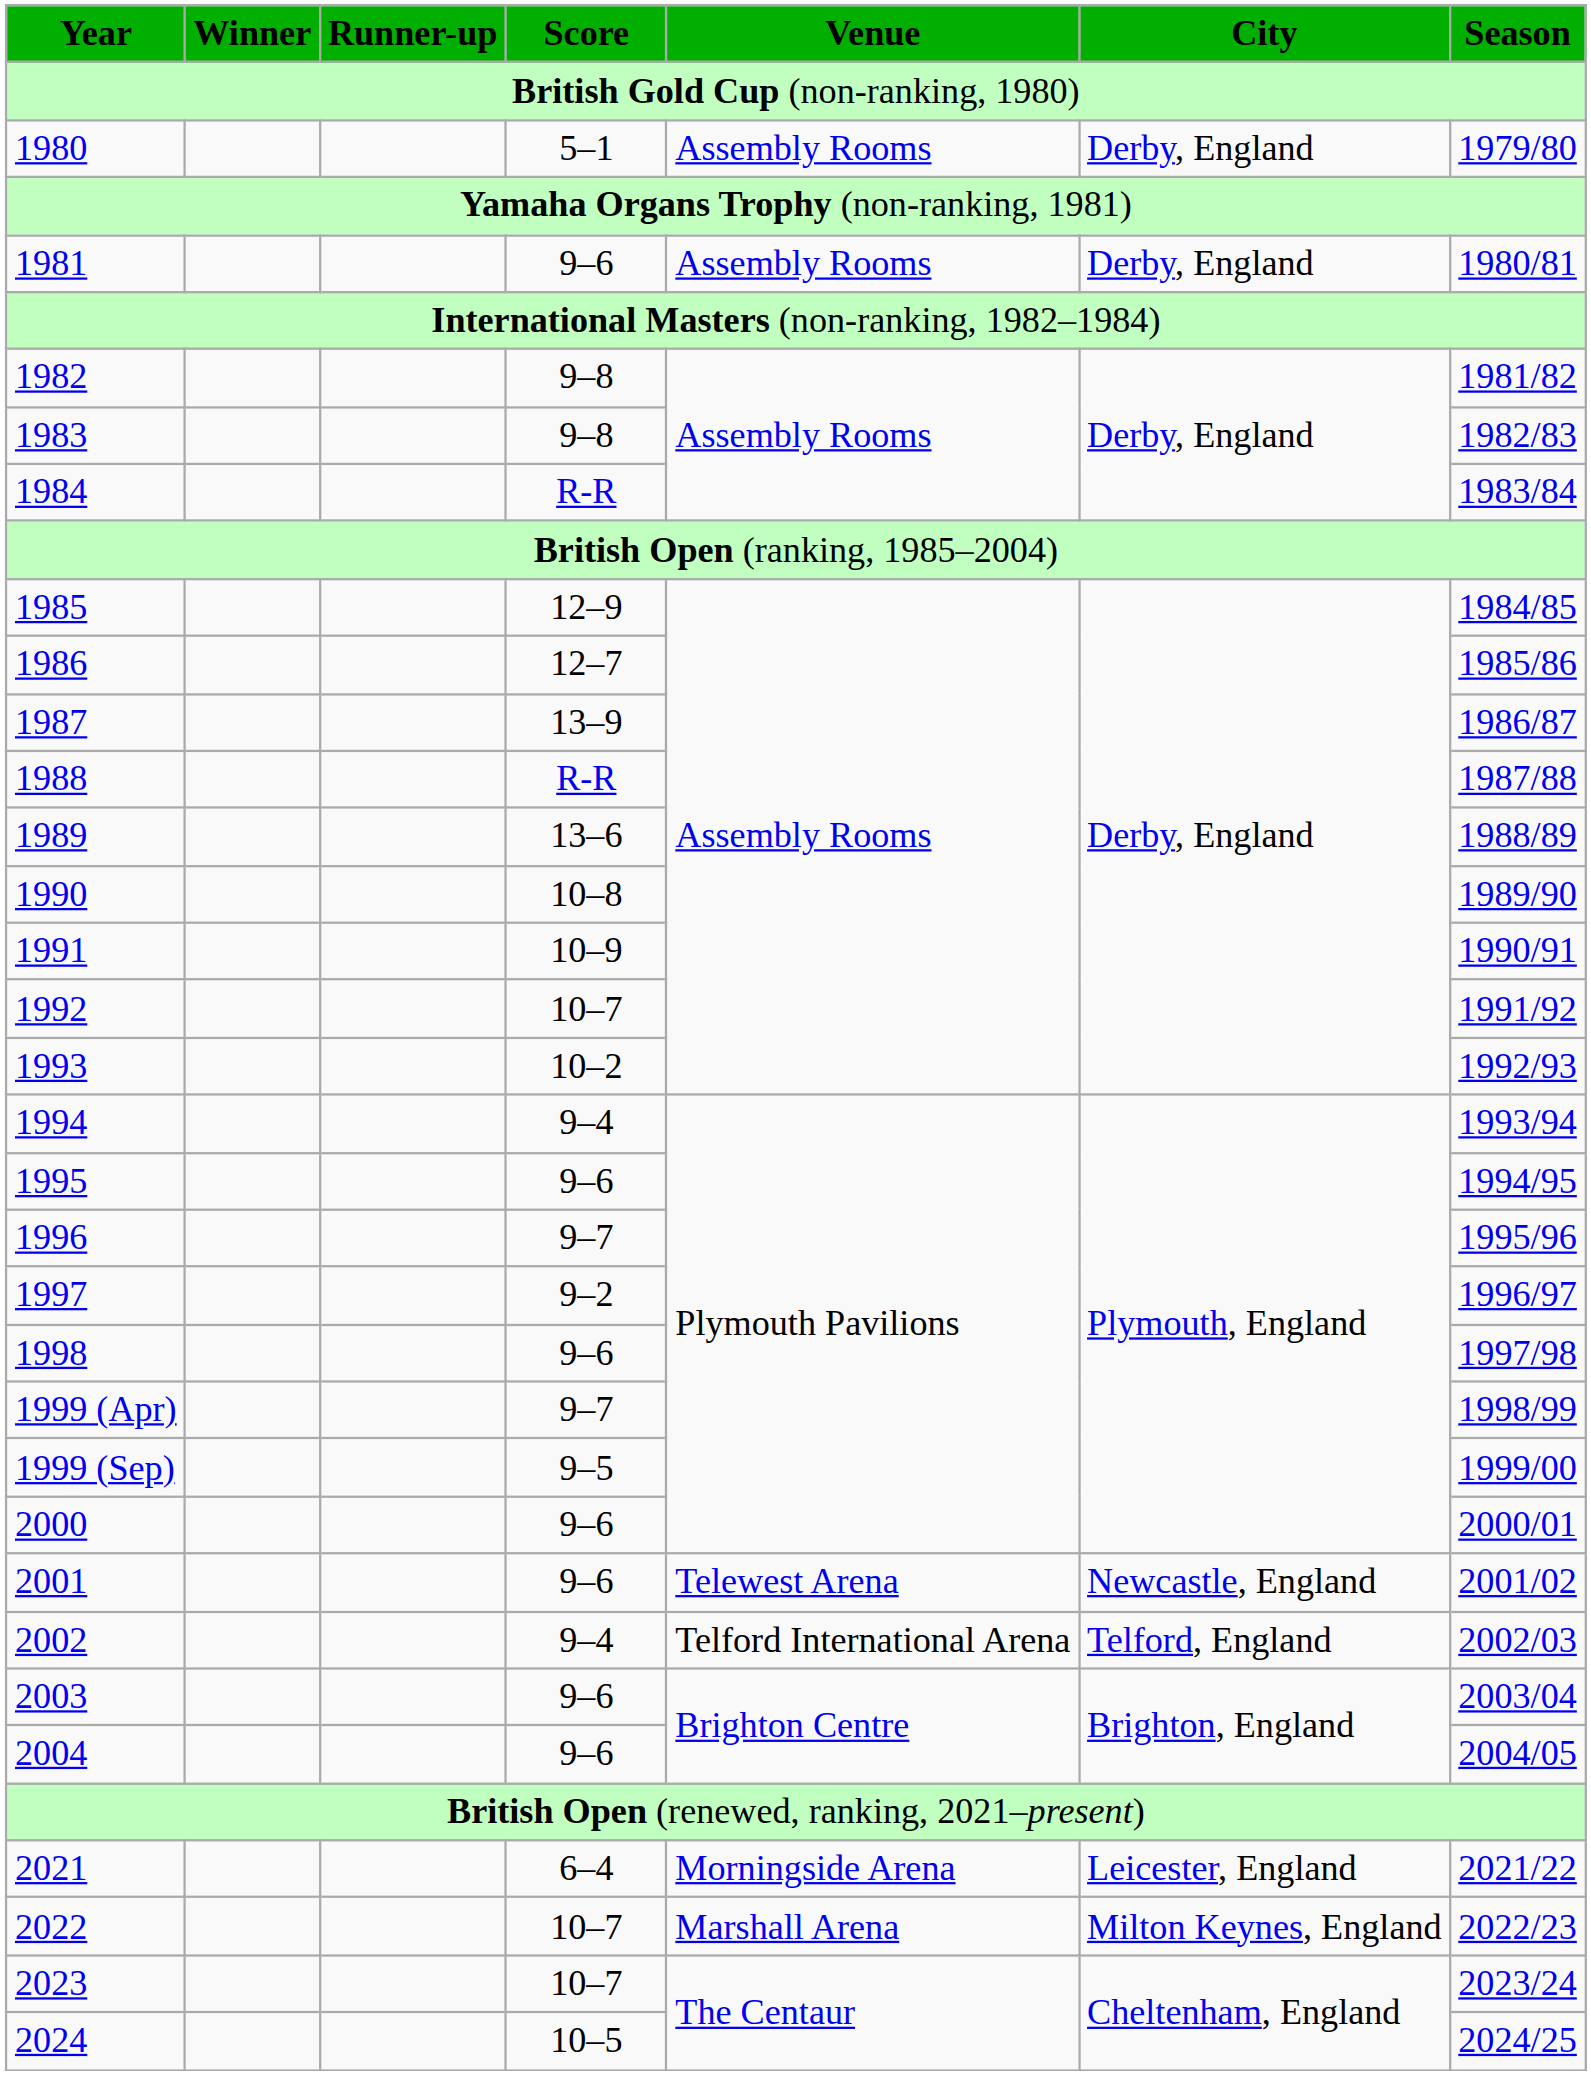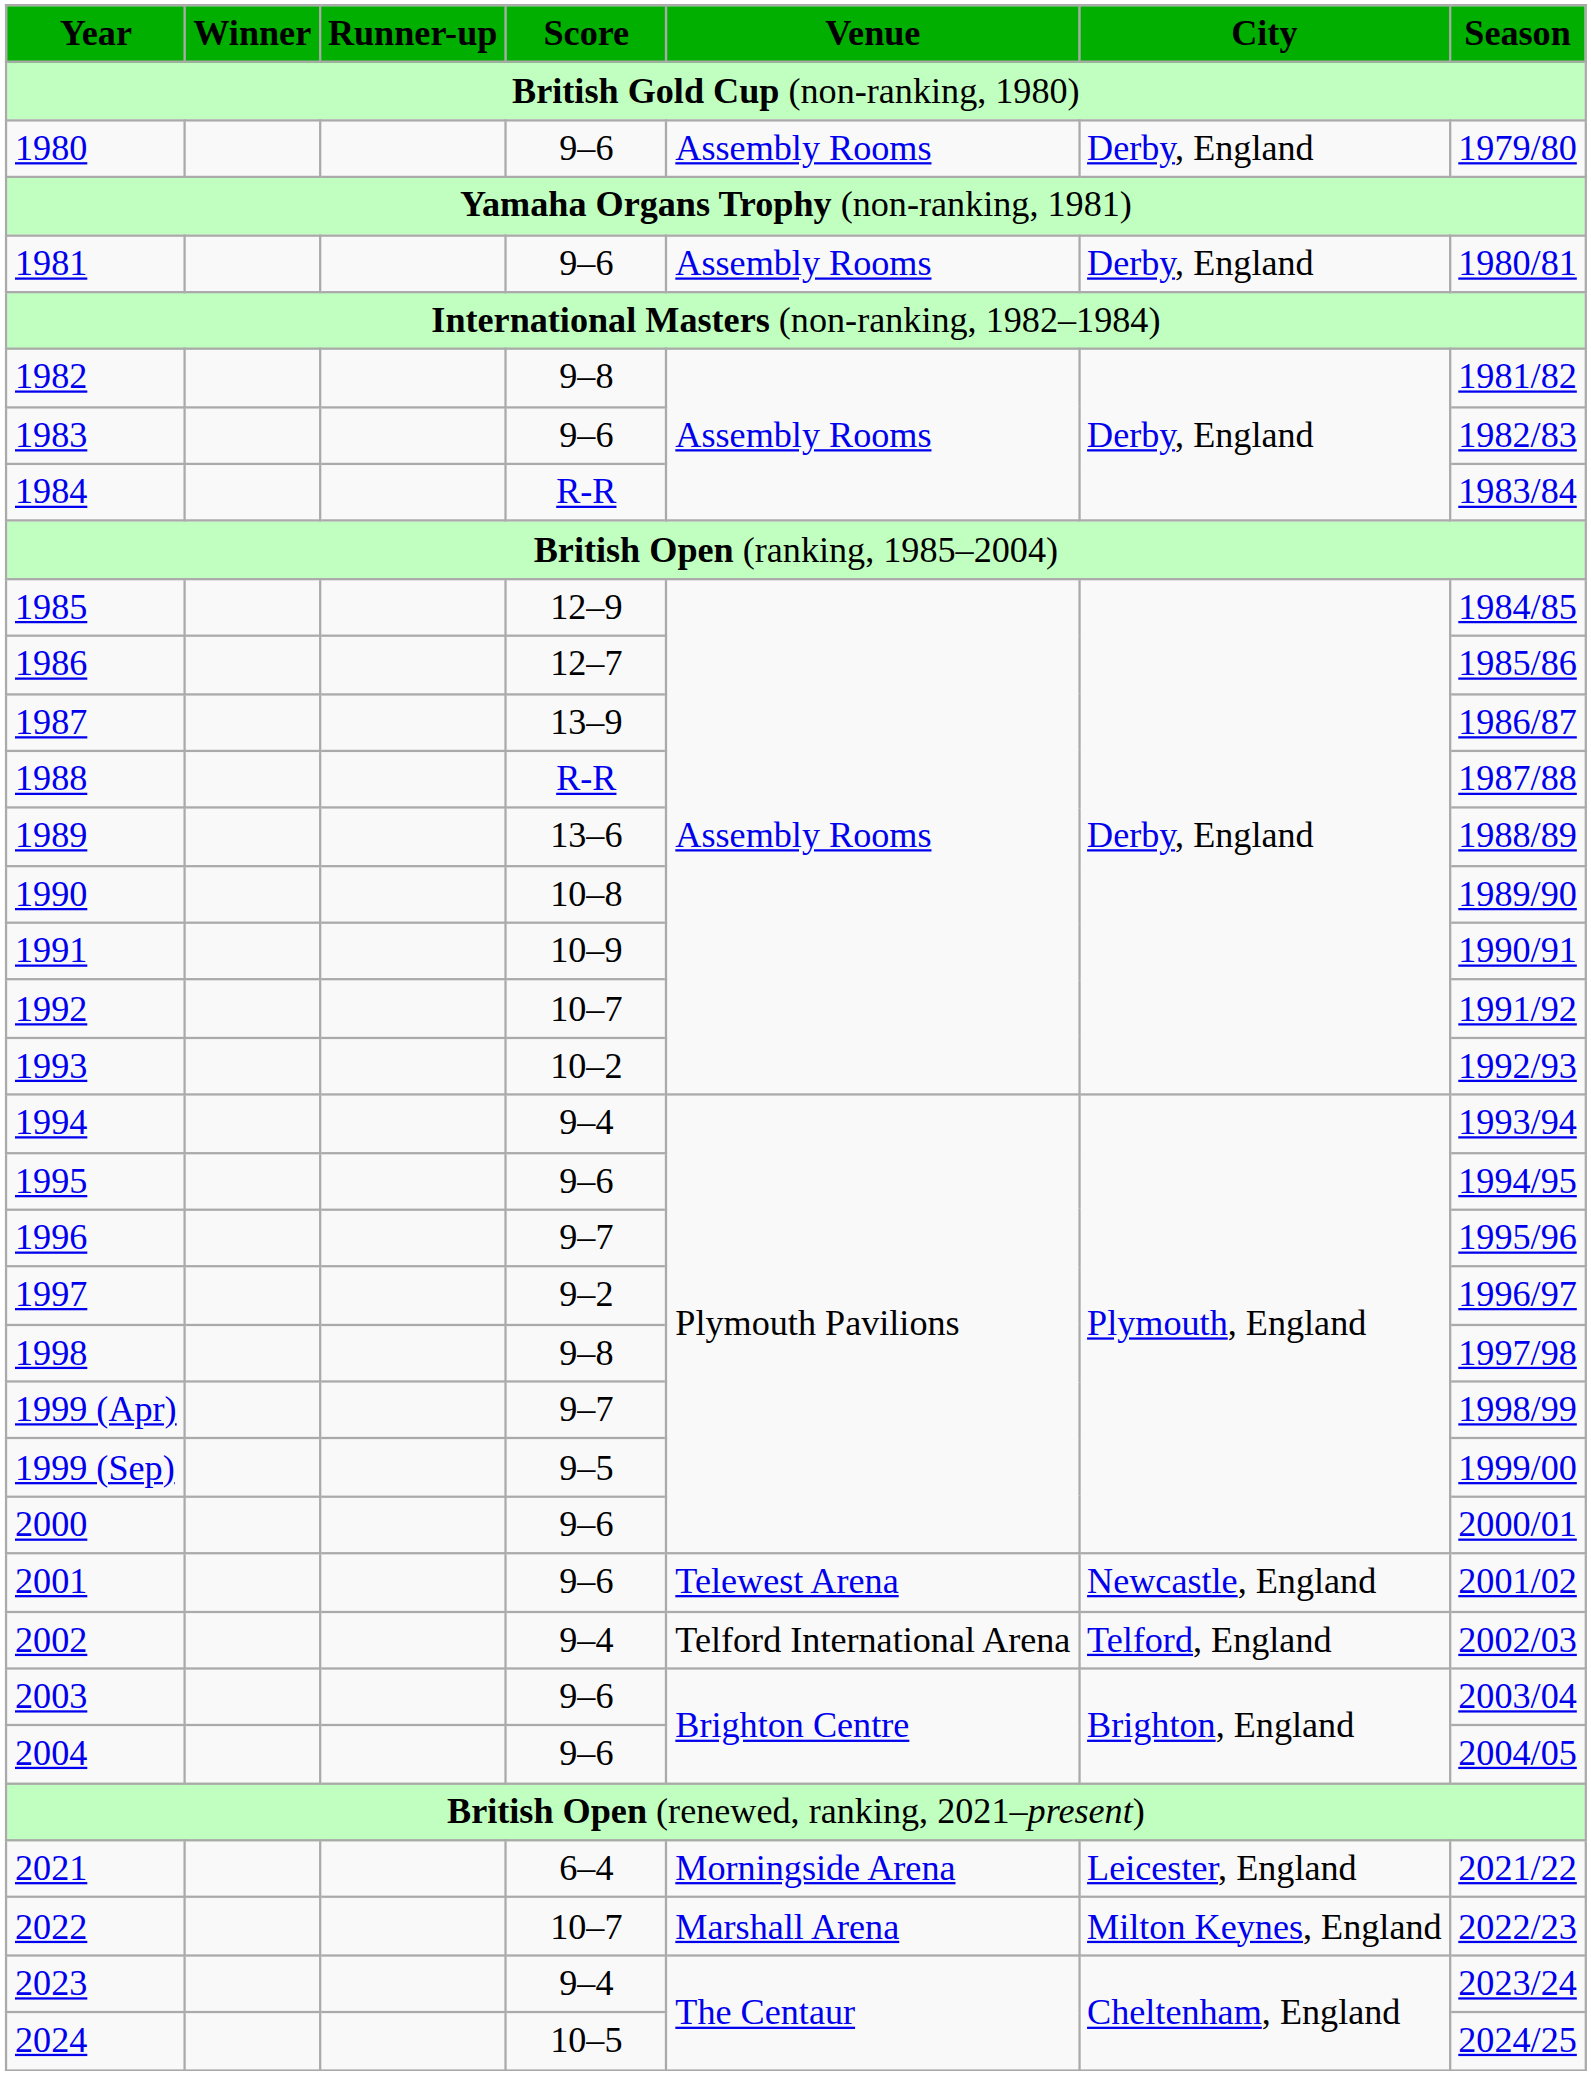(586, 147) 5–1 -> (586, 147) 9–6
(586, 434) 9–8 -> (586, 434) 9–6
(586, 1352) 9–6 -> (586, 1352) 9–8
(586, 1982) 10–7 -> (586, 1982) 9–4
